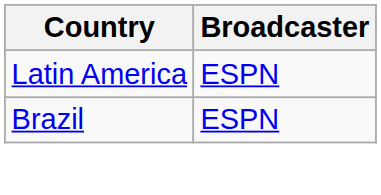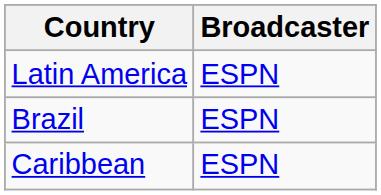+ row: (78, 165)
